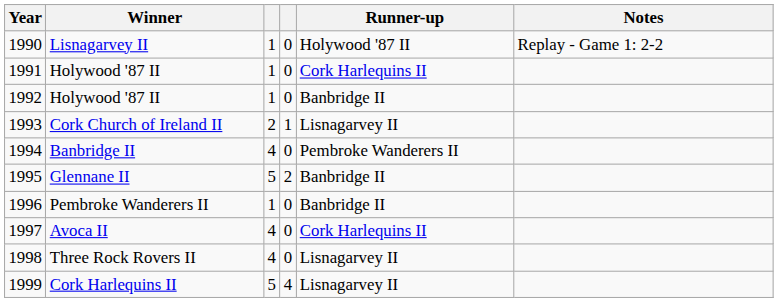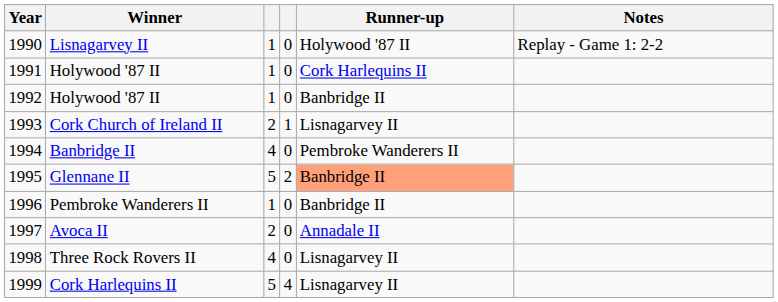(342, 177) no background -> (342, 177) lightsalmon background
(272, 230) 4 -> (272, 230) 2
(363, 230) Cork Harlequins II -> (340, 230) Annadale II
